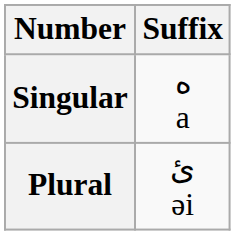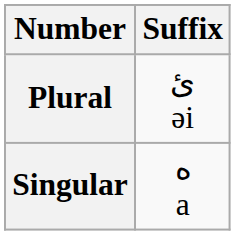rows swapped: (70, 98) <-> (70, 185)
